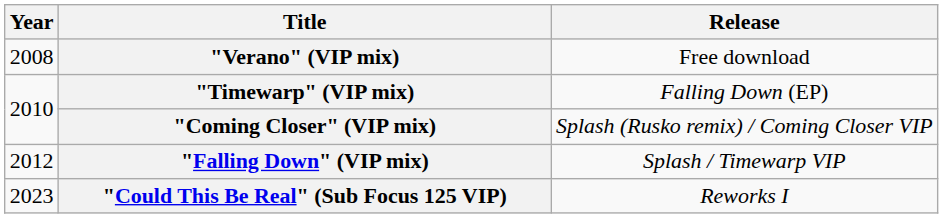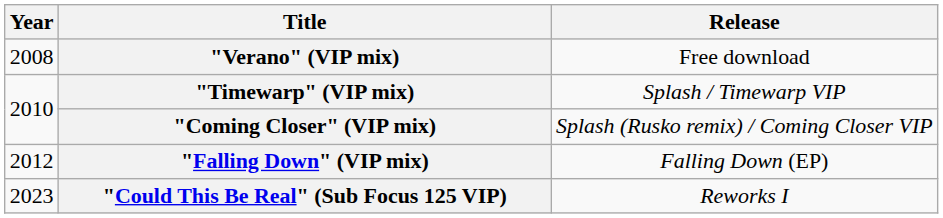(744, 91) Falling Down (EP) -> (744, 91) Splash / Timewarp VIP
(744, 160) Splash / Timewarp VIP -> (744, 160) Falling Down (EP)
